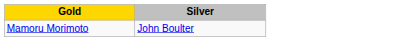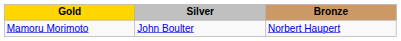+ column: (331, 12)
